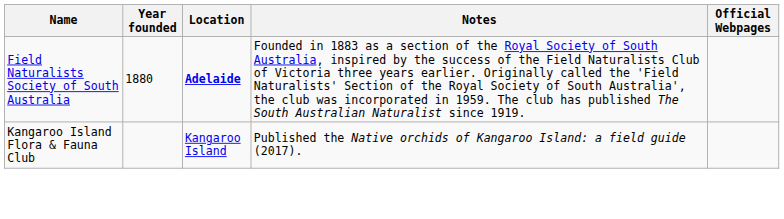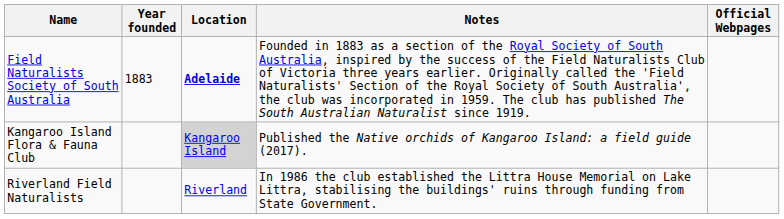(139, 79) 1880 -> (139, 79) 1883
(213, 145) no background -> (212, 145) lightgrey background
+ row: (59, 191)
